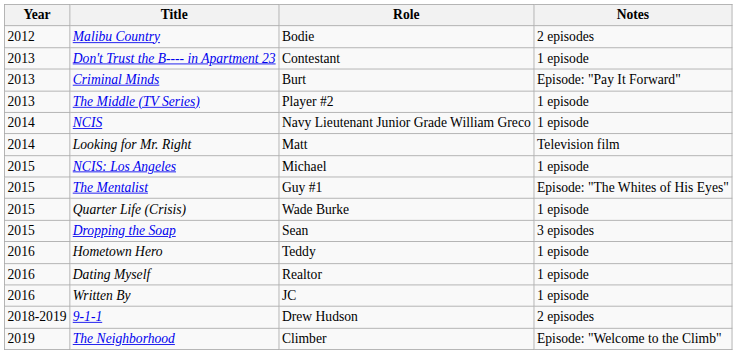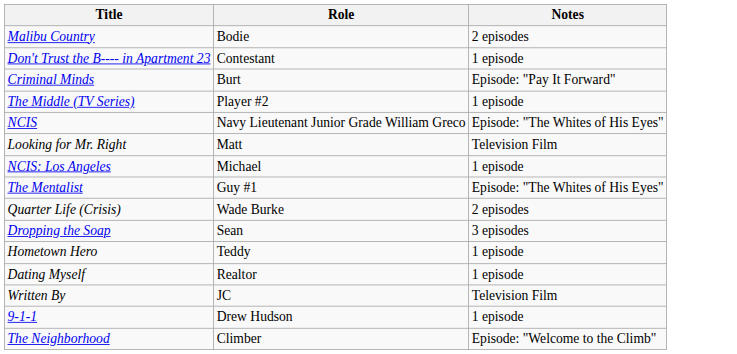- column: (37, 15)
(563, 123) 1 episode -> (568, 123) Episode: "The Whites of His Eyes"
(578, 144) Television film -> (515, 144) Television Film
(563, 209) 1 episode -> (500, 209) 2 episodes
(563, 295) 1 episode -> (515, 295) Television Film
(566, 317) 2 episodes -> (498, 317) 1 episode
